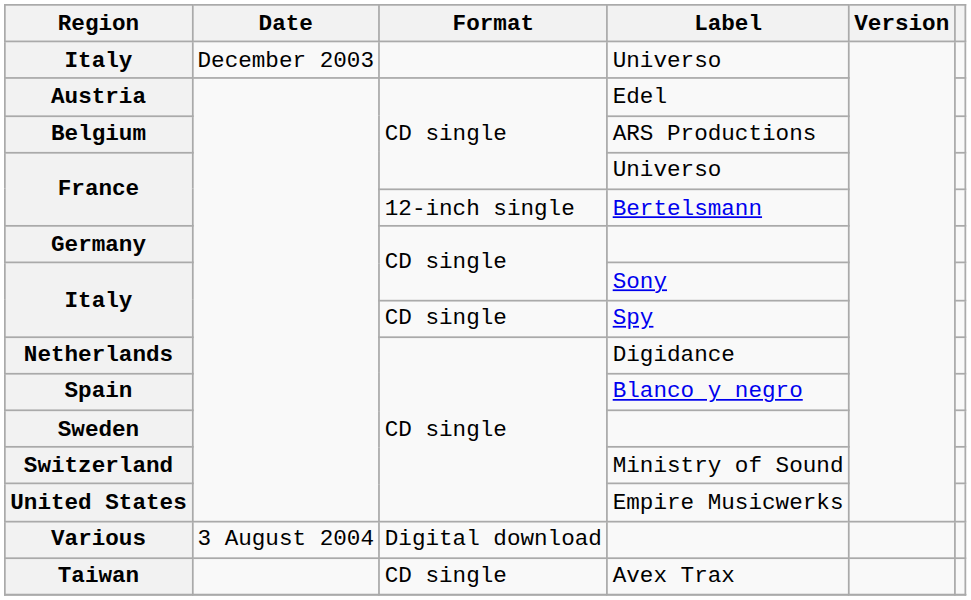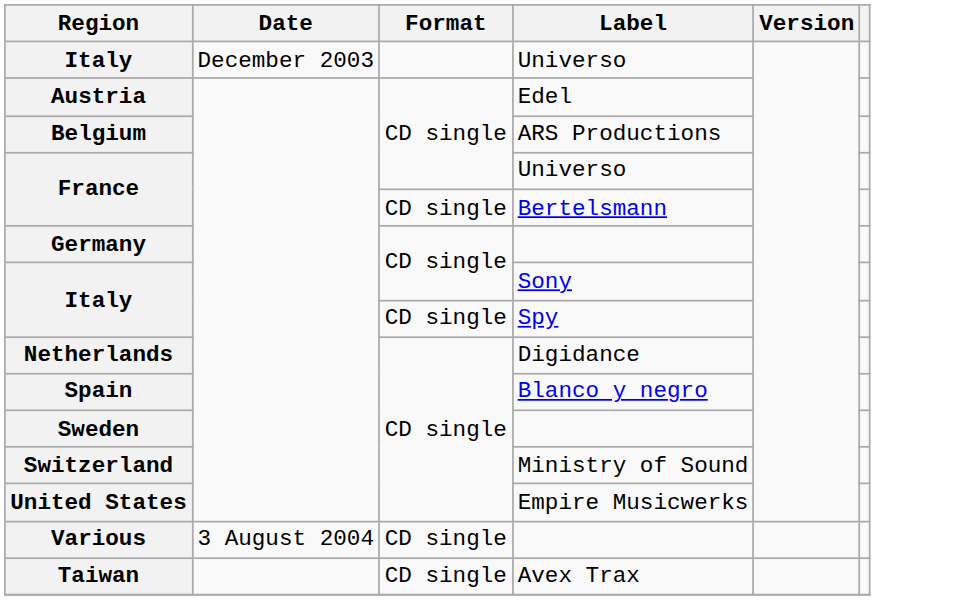(480, 208) 12-inch single -> (446, 208) CD single
(493, 539) Digital download -> (446, 539) CD single
